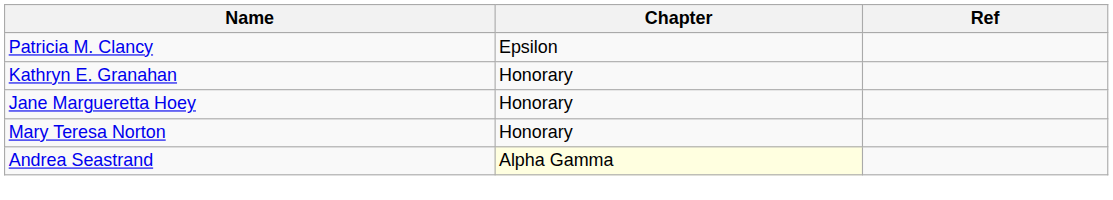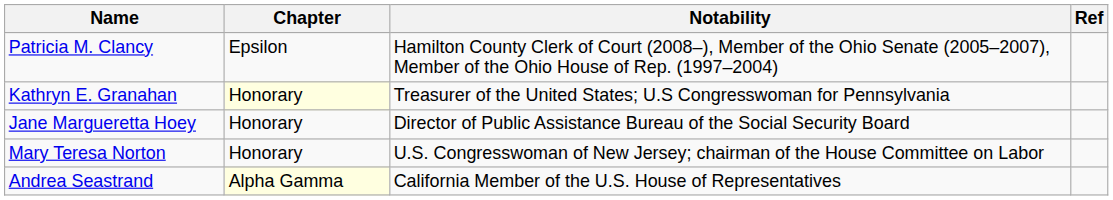+ column: (730, 18)
(536, 75) no background -> (266, 95) lightyellow background
